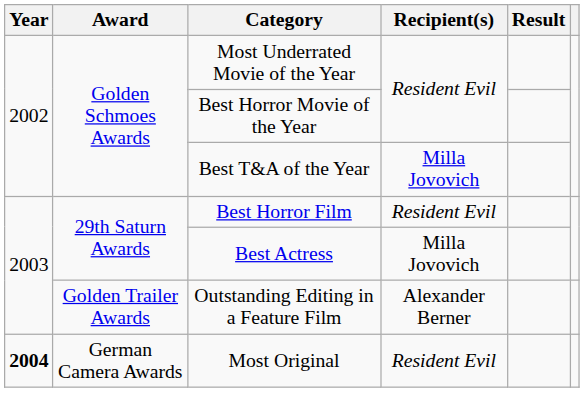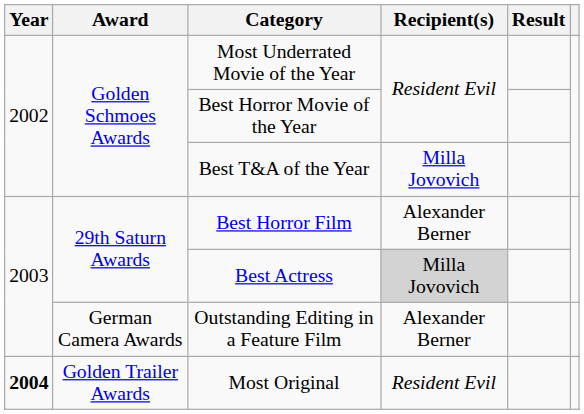(444, 211) Resident Evil -> (444, 222) Alexander Berner
(444, 253) no background -> (444, 275) lightgrey background
(120, 307) Golden Trailer Awards -> (120, 329) German Camera Awards
(120, 360) German Camera Awards -> (120, 382) Golden Trailer Awards
